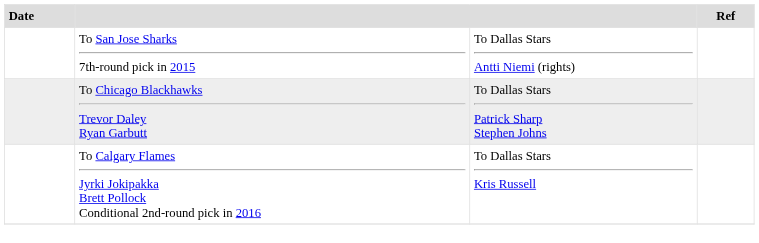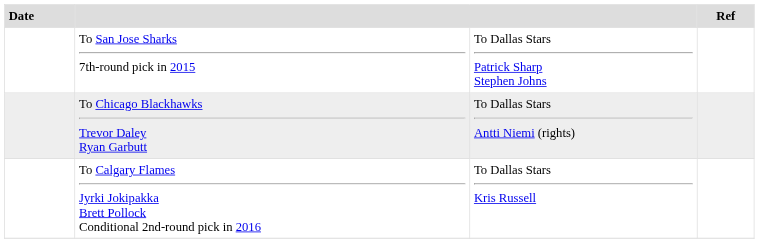(583, 53) To Dallas Stars Antti Niemi (rights) -> (583, 60) To Dallas Stars Patrick Sharp Stephen Johns
(583, 111) To Dallas Stars Patrick Sharp Stephen Johns -> (583, 118) To Dallas Stars Antti Niemi (rights)
